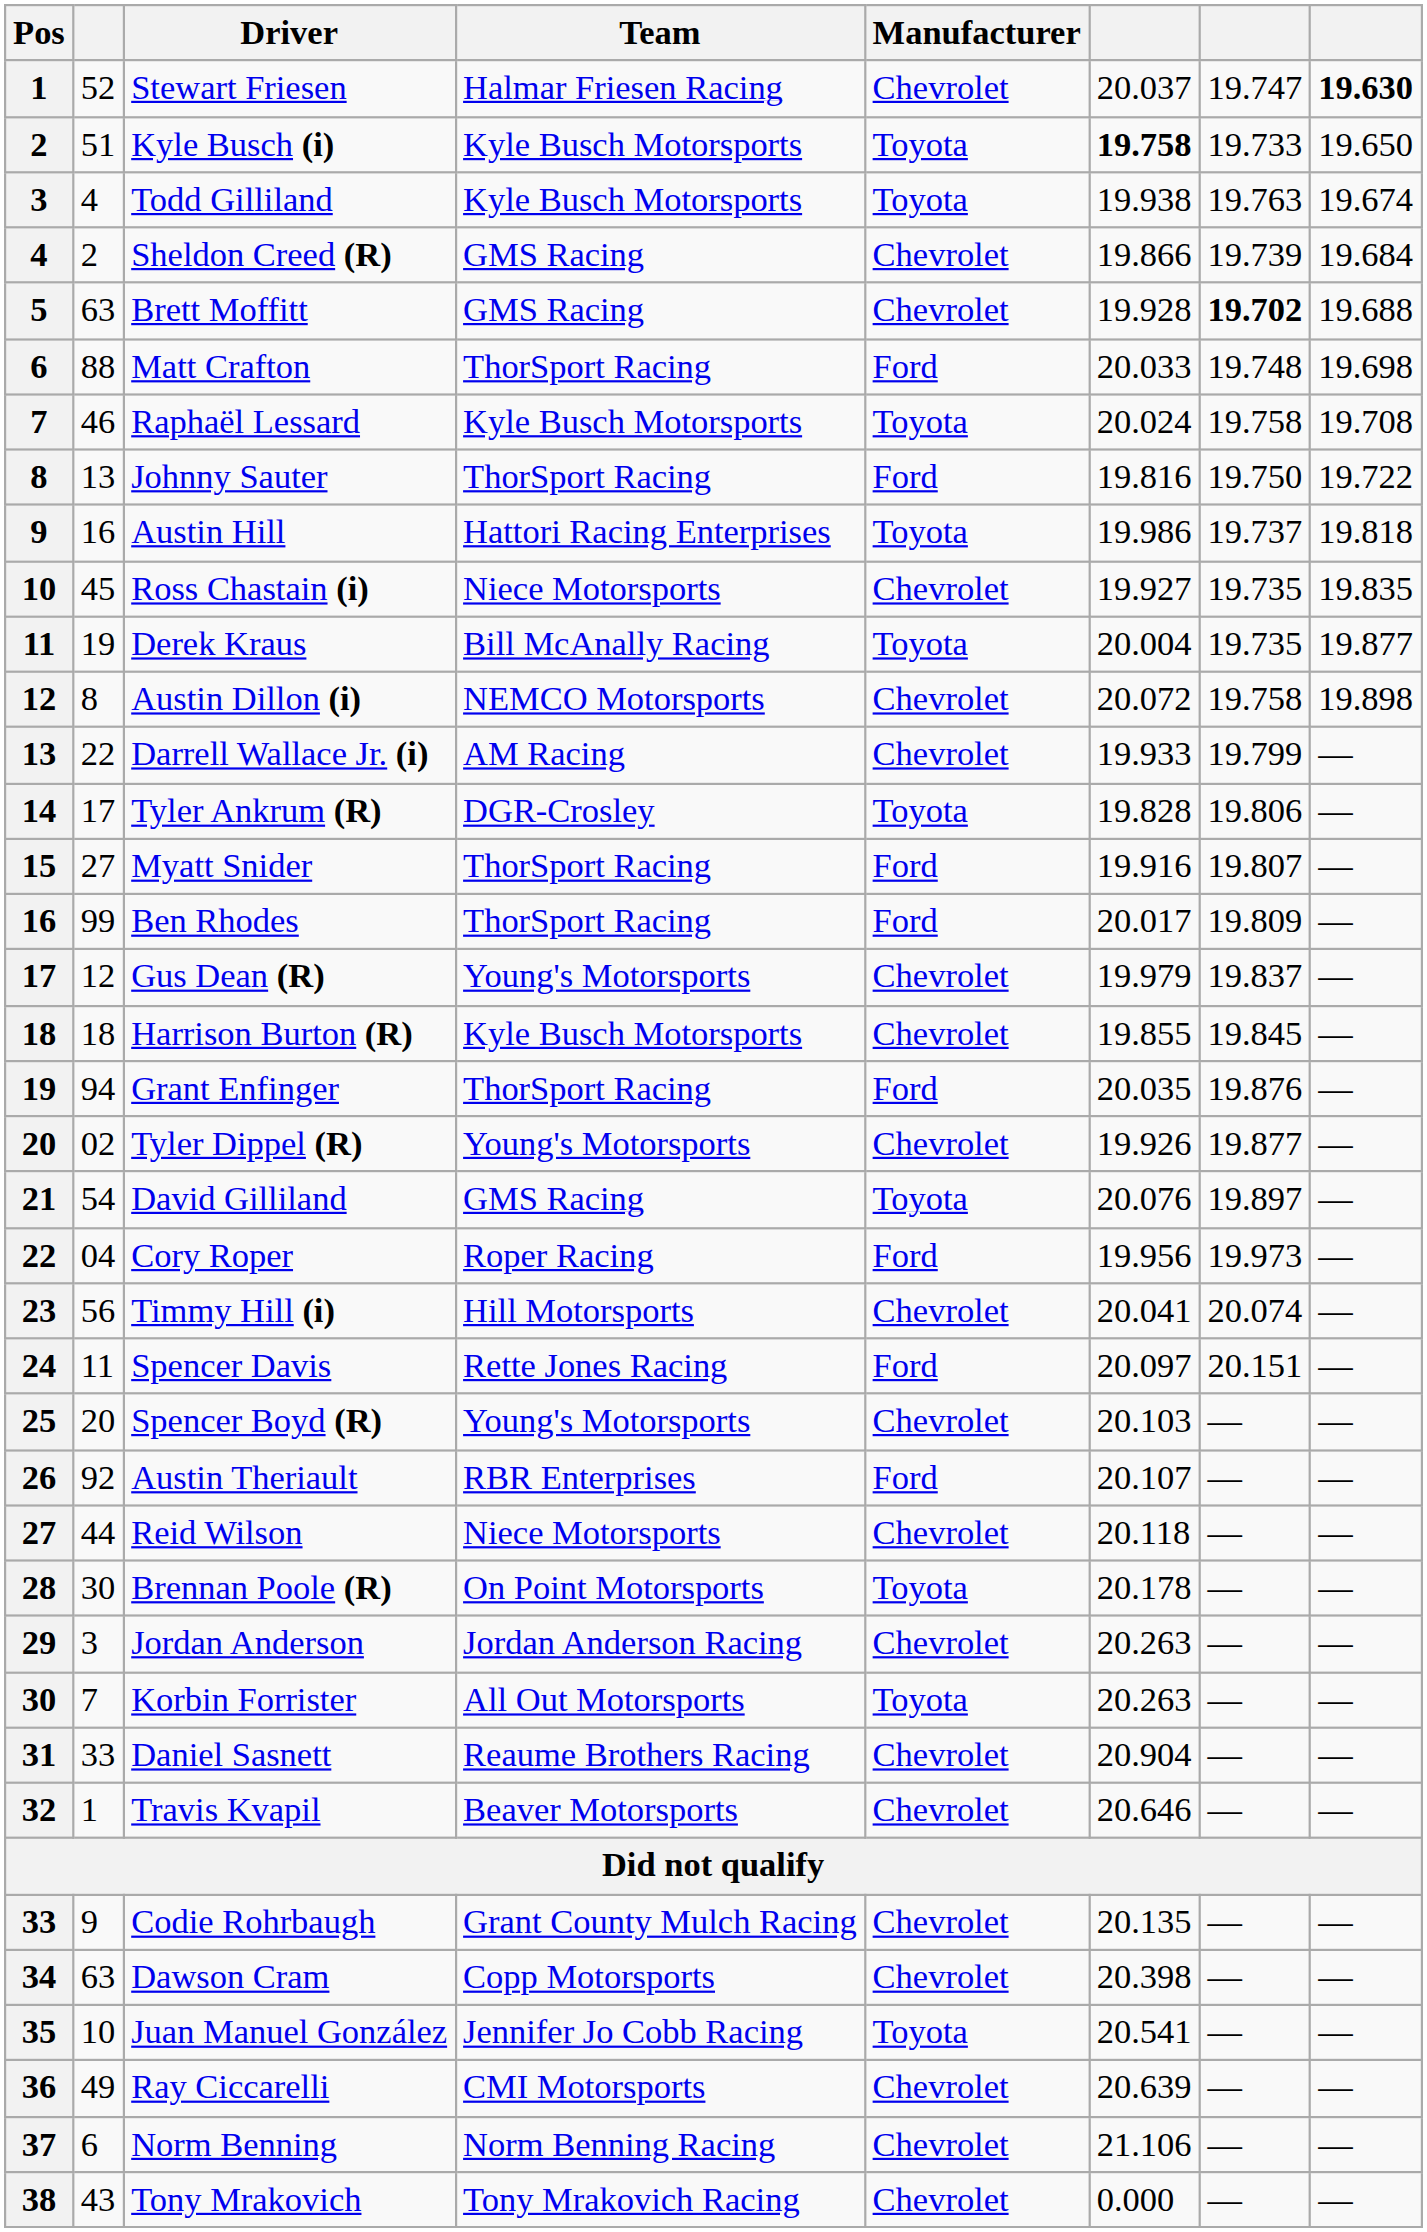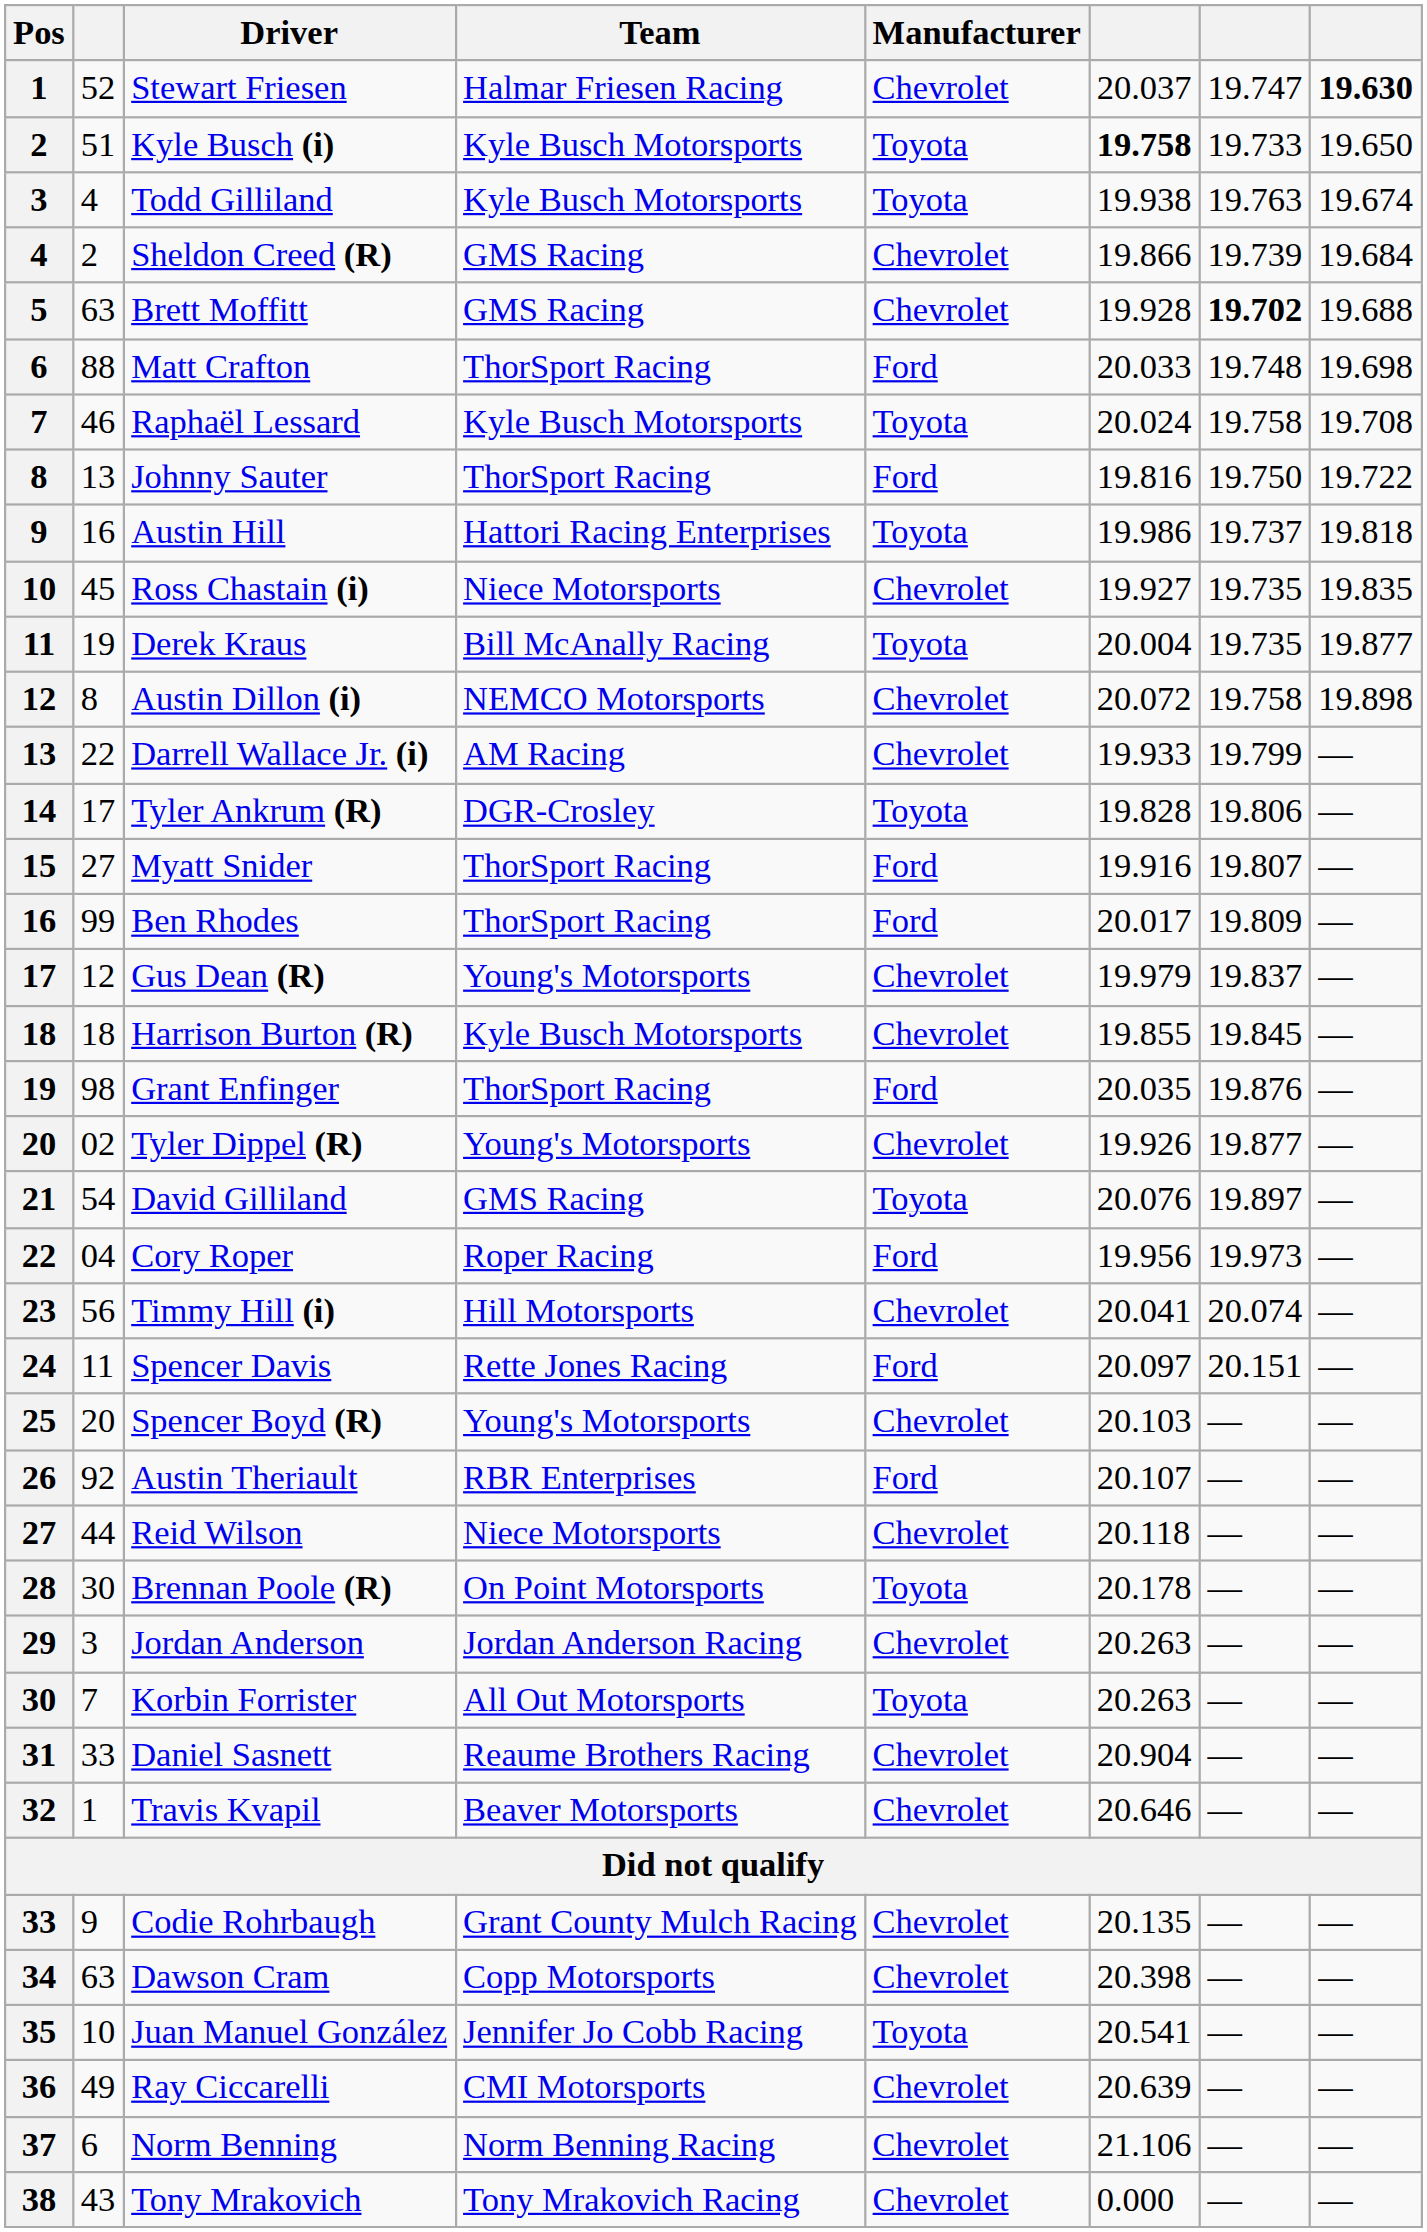(98, 1087) 94 -> (98, 1087) 98
